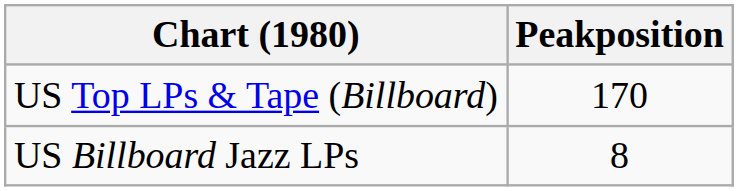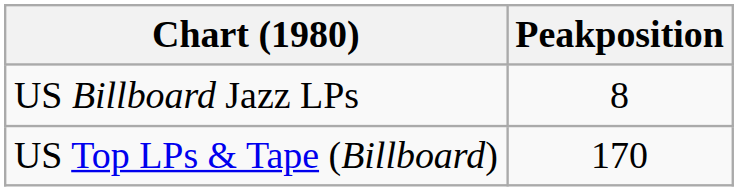rows swapped: (256, 94) <-> (187, 154)
